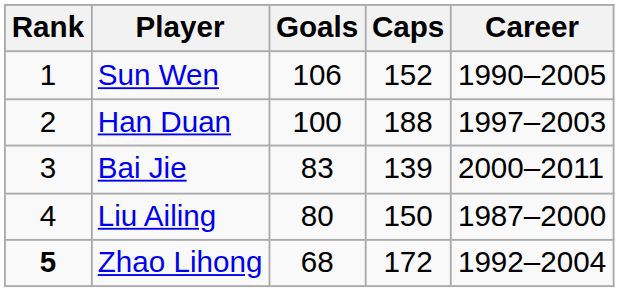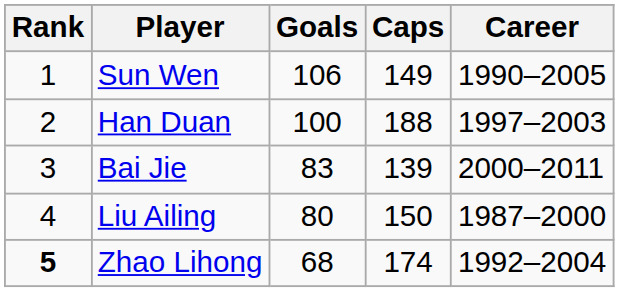(408, 74) 152 -> (408, 74) 149
(408, 262) 172 -> (408, 262) 174
